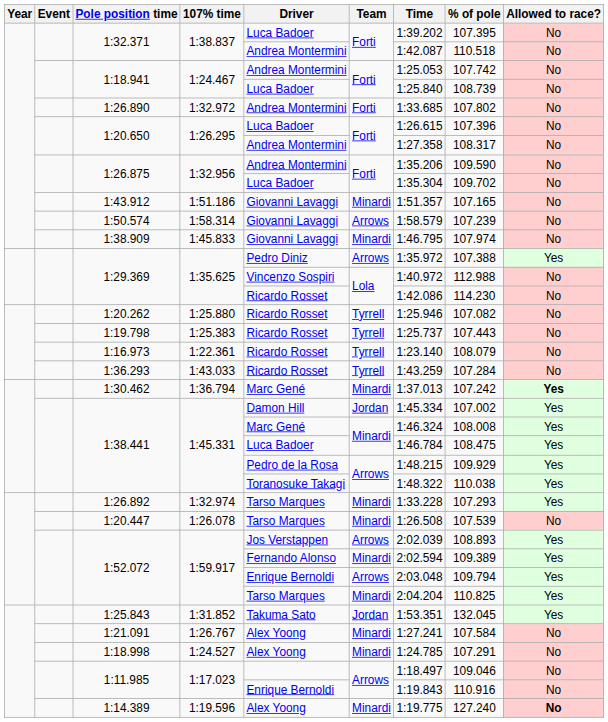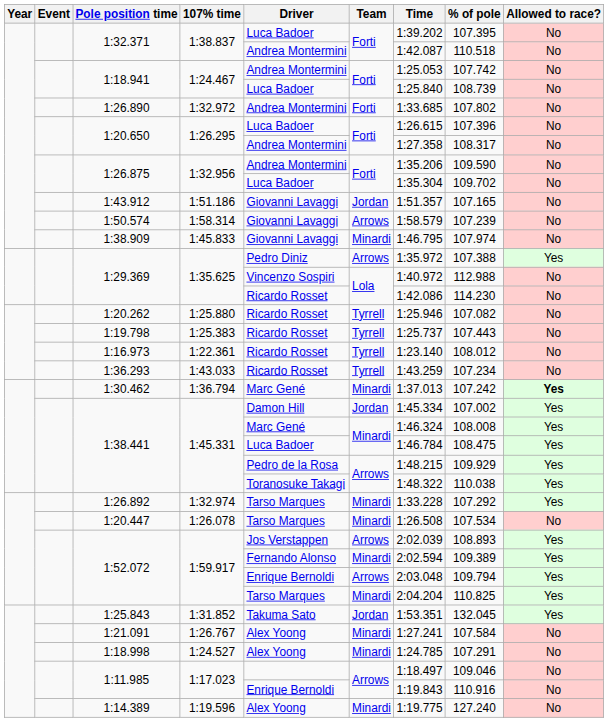(371, 202) Minardi -> (370, 202) Jordan
(474, 352) 108.079 -> (474, 352) 108.012
(474, 371) 107.284 -> (474, 371) 107.234
(474, 502) 107.293 -> (474, 502) 107.292
(474, 521) 107.539 -> (474, 521) 107.534
(554, 708) bold -> (554, 708) normal
